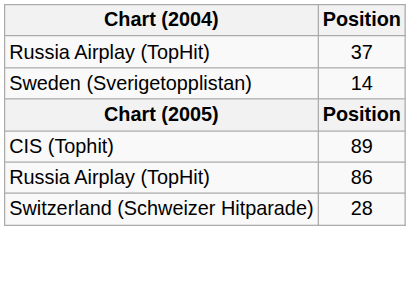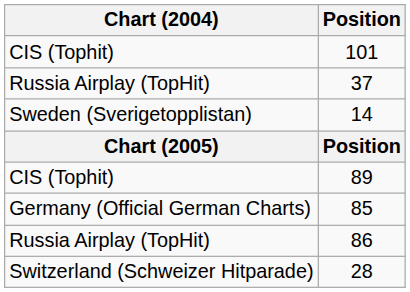+ row: (362, 51)
+ row: (362, 209)
